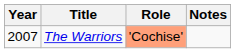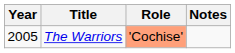(23, 36) 2007 -> (23, 36) 2005
